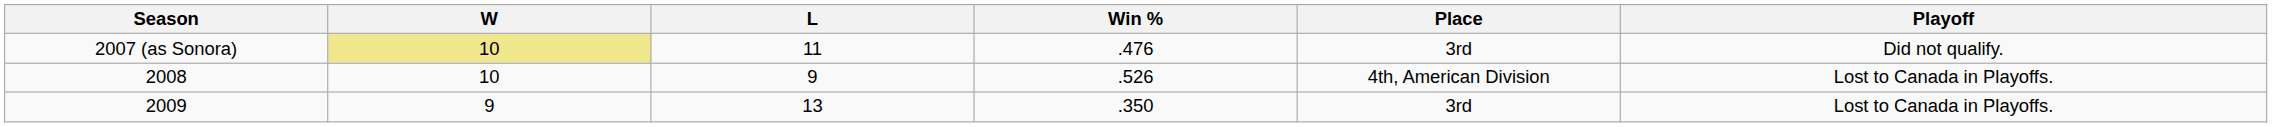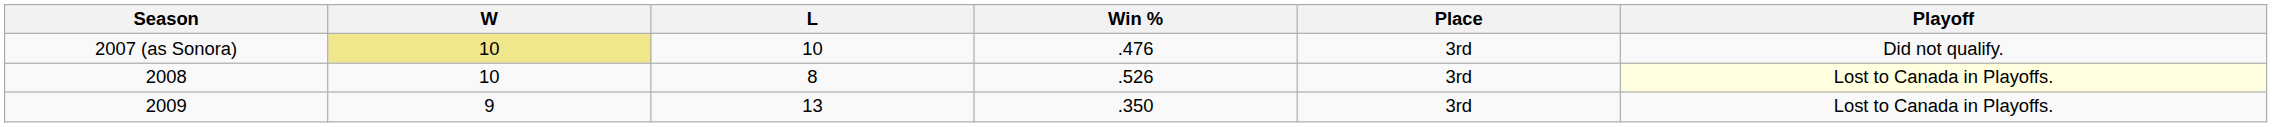(812, 48) 11 -> (812, 48) 10
(812, 77) 9 -> (812, 77) 8
(1459, 77) 4th, American Division -> (1459, 77) 3rd
(1943, 77) no background -> (1943, 77) lightyellow background
